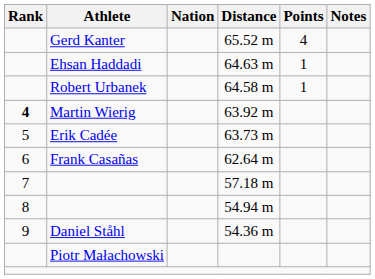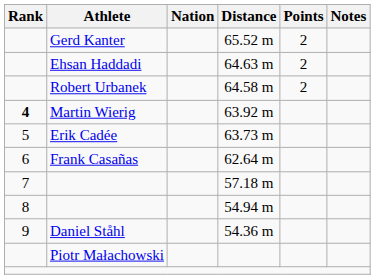(303, 40) 4 -> (303, 40) 2
(303, 64) 1 -> (303, 64) 2
(303, 87) 1 -> (303, 87) 2
